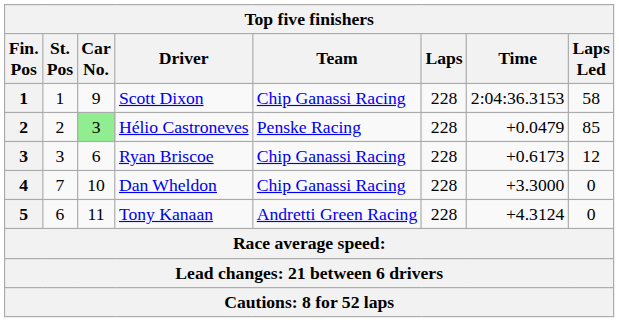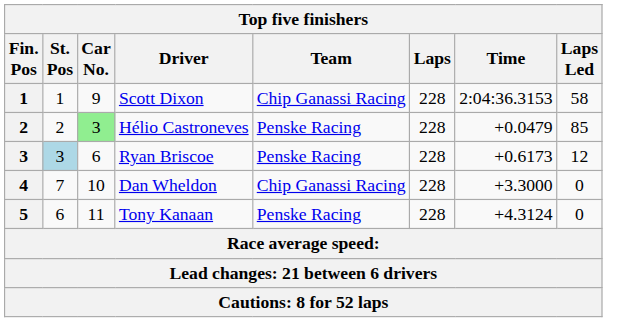(60, 156) no background -> (60, 156) lightblue background
(331, 156) Chip Ganassi Racing -> (309, 156) Penske Racing
(337, 214) Andretti Green Racing -> (309, 214) Penske Racing
